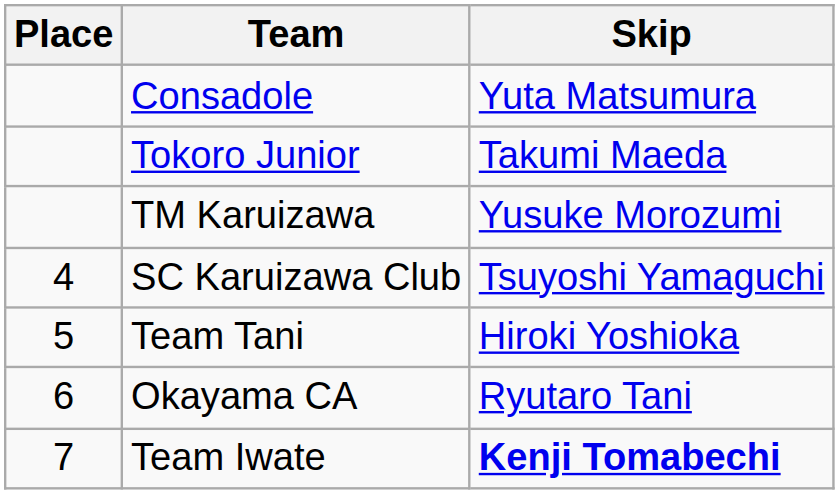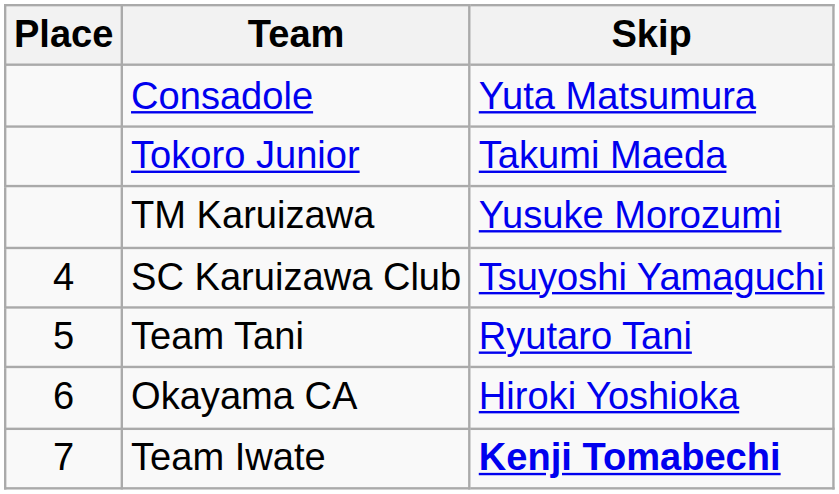(609, 336) Hiroki Yoshioka -> (585, 336) Ryutaro Tani
(585, 397) Ryutaro Tani -> (609, 397) Hiroki Yoshioka
